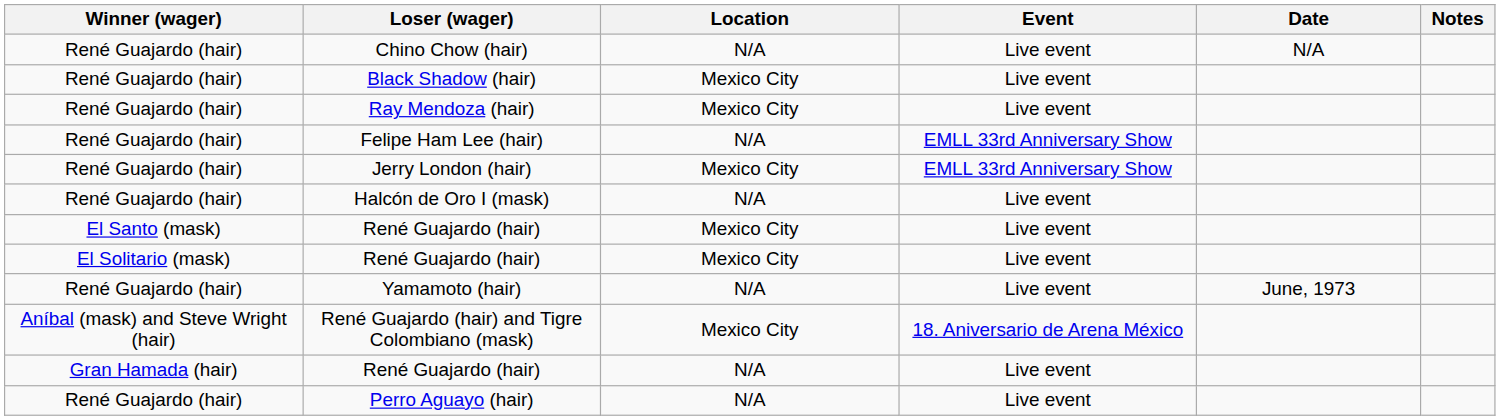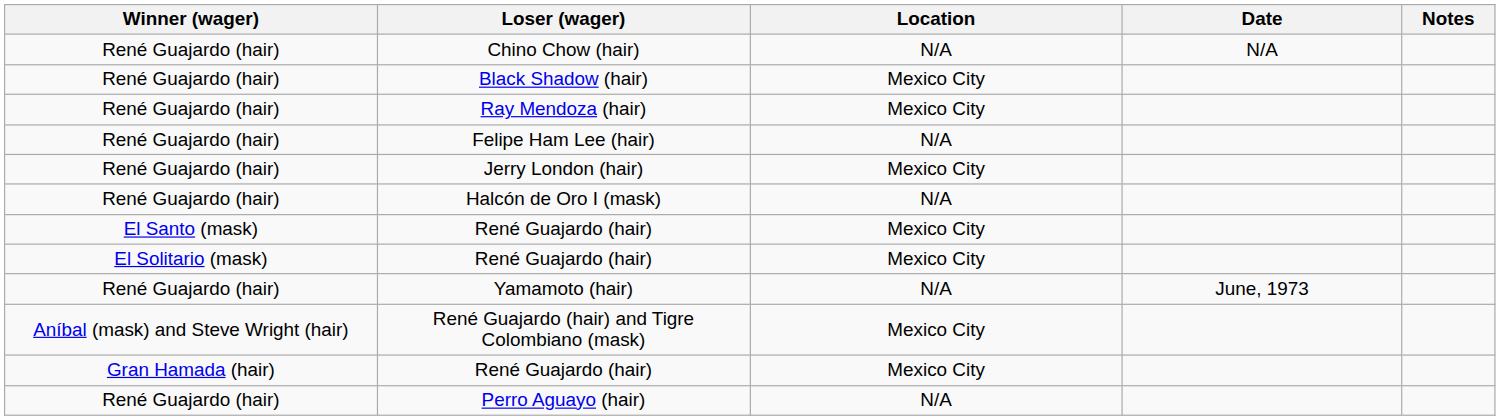- column: (1048, 19)
(750, 370) N/A -> (936, 370) Mexico City
